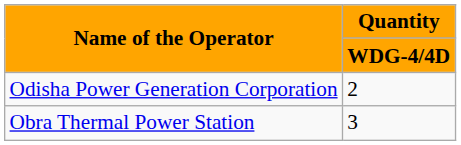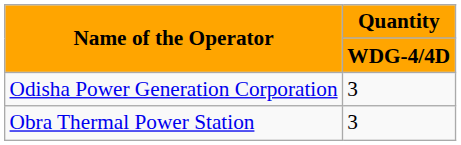(353, 88) 2 -> (353, 88) 3
